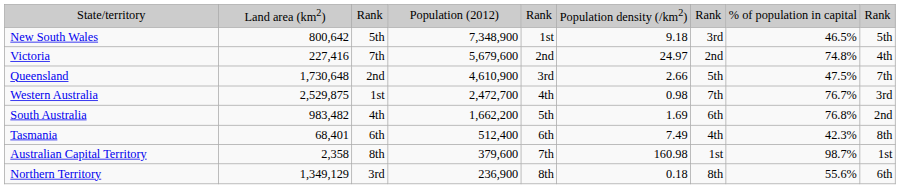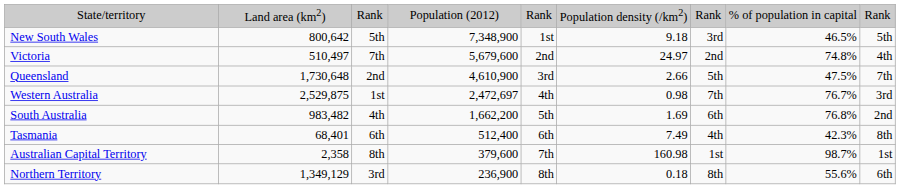(329, 56) 227,416 -> (329, 56) 510,497
(494, 95) 2,472,700 -> (494, 95) 2,472,697
